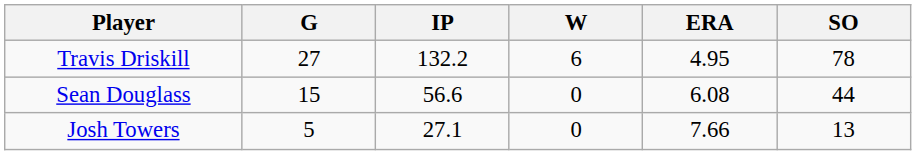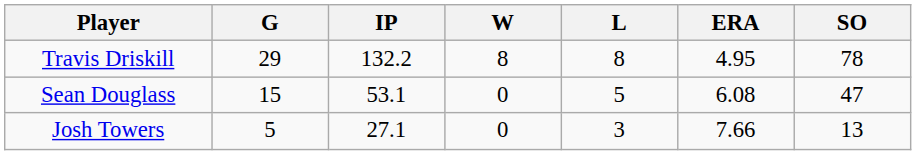+ column: (619, 22)
(309, 58) 27 -> (270, 58) 29
(576, 58) 6 -> (503, 58) 8
(443, 94) 56.6 -> (386, 94) 53.1
(843, 94) 44 -> (852, 94) 47
